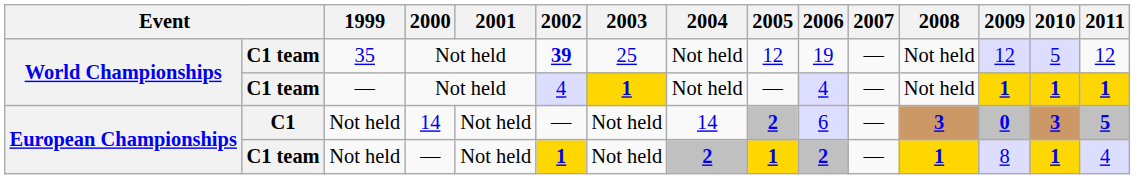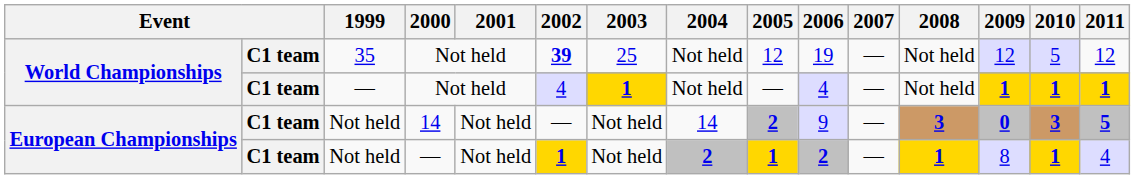(283, 122) C1 -> (283, 122) C1 team
(823, 122) 6 -> (823, 122) 9
